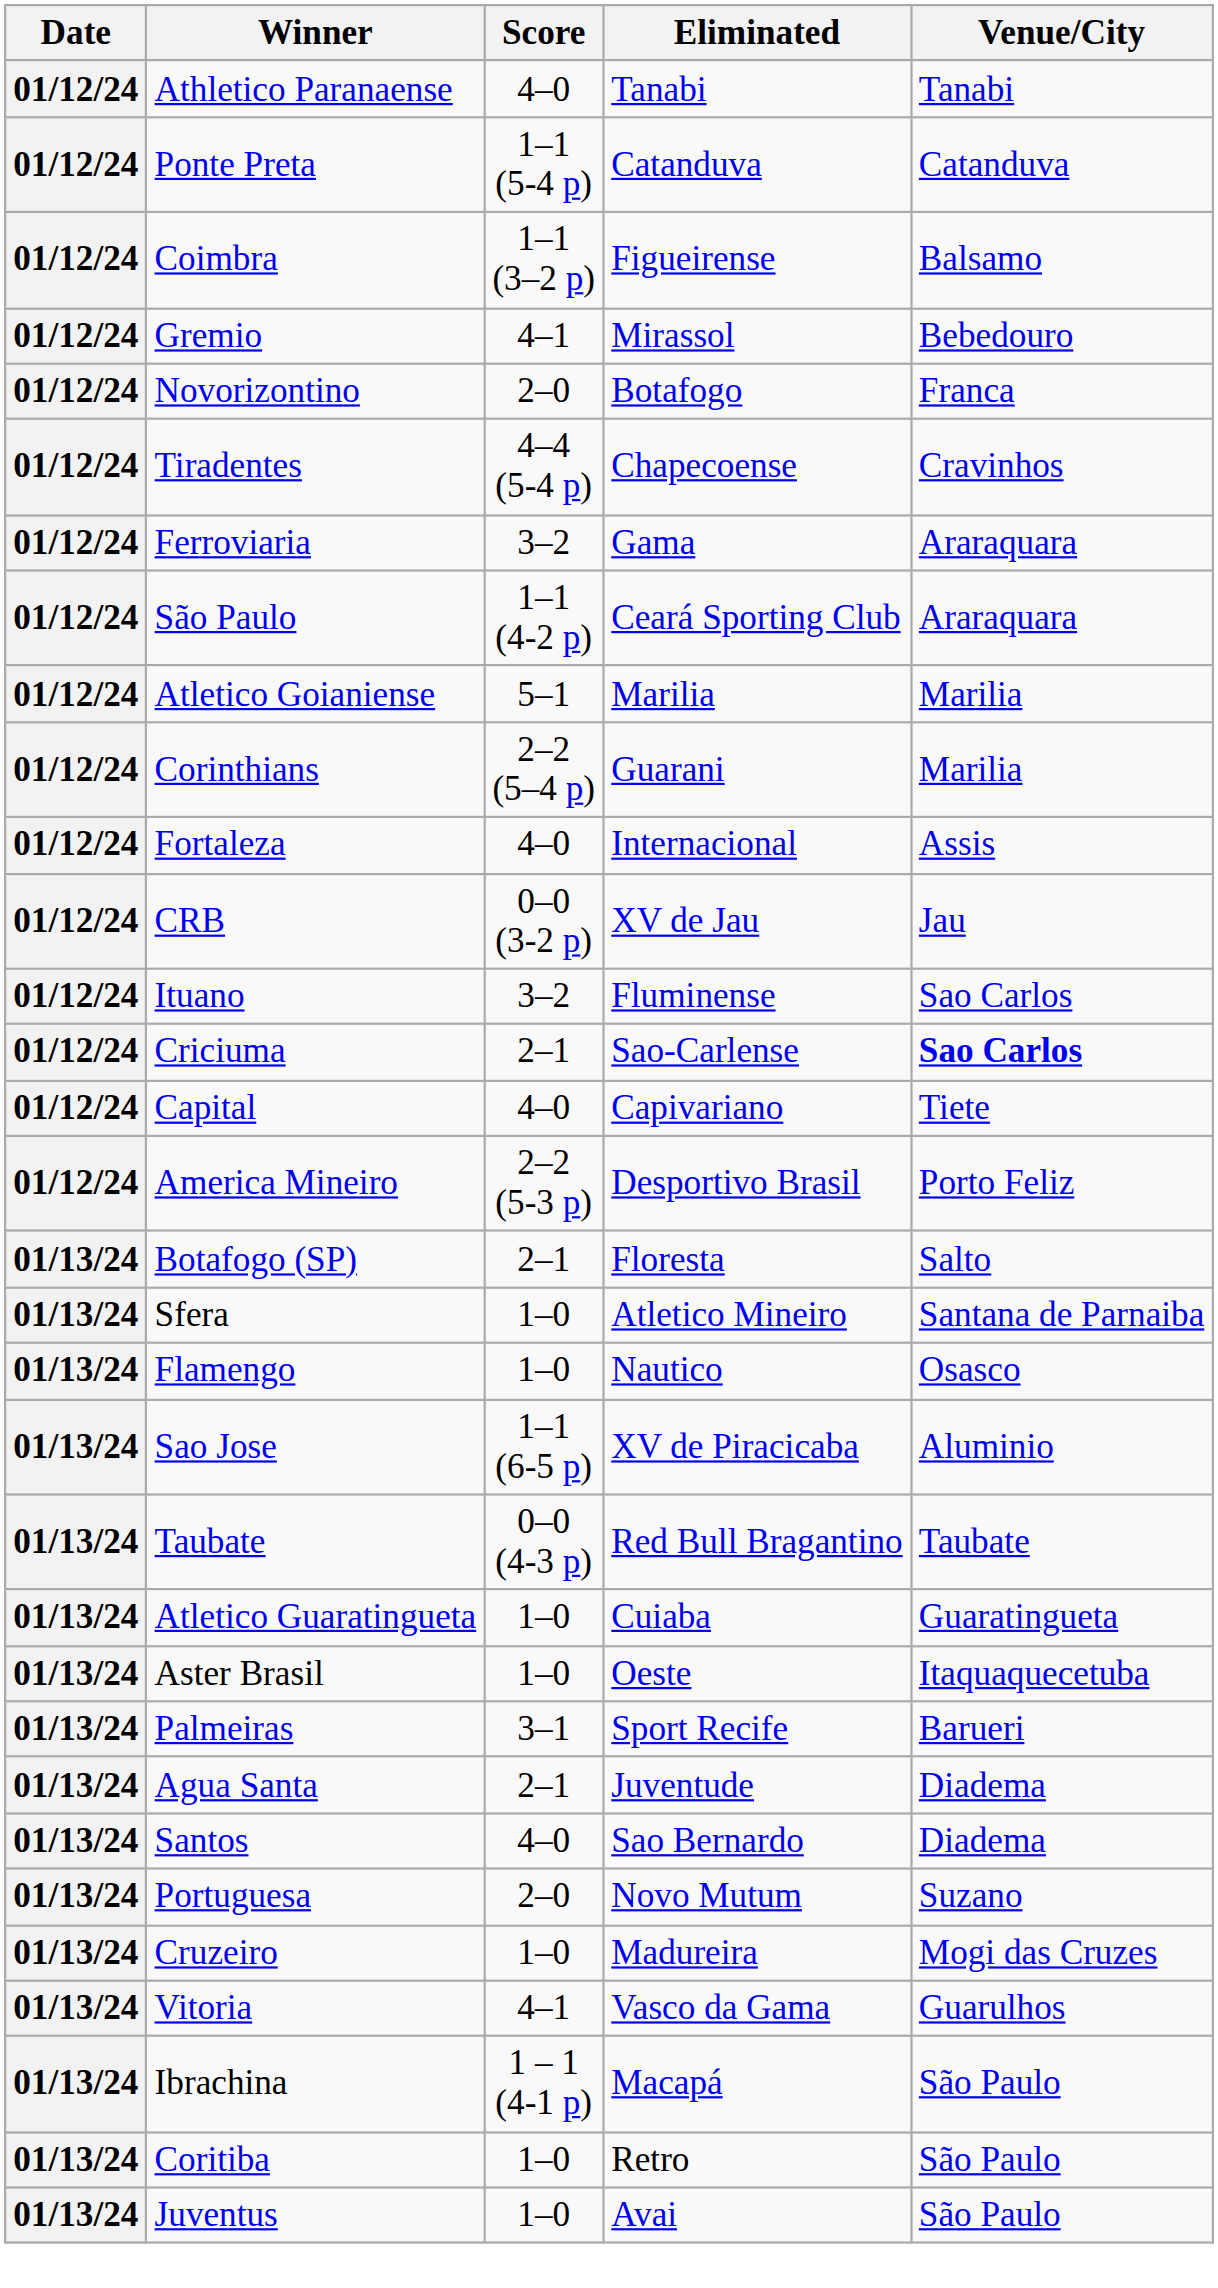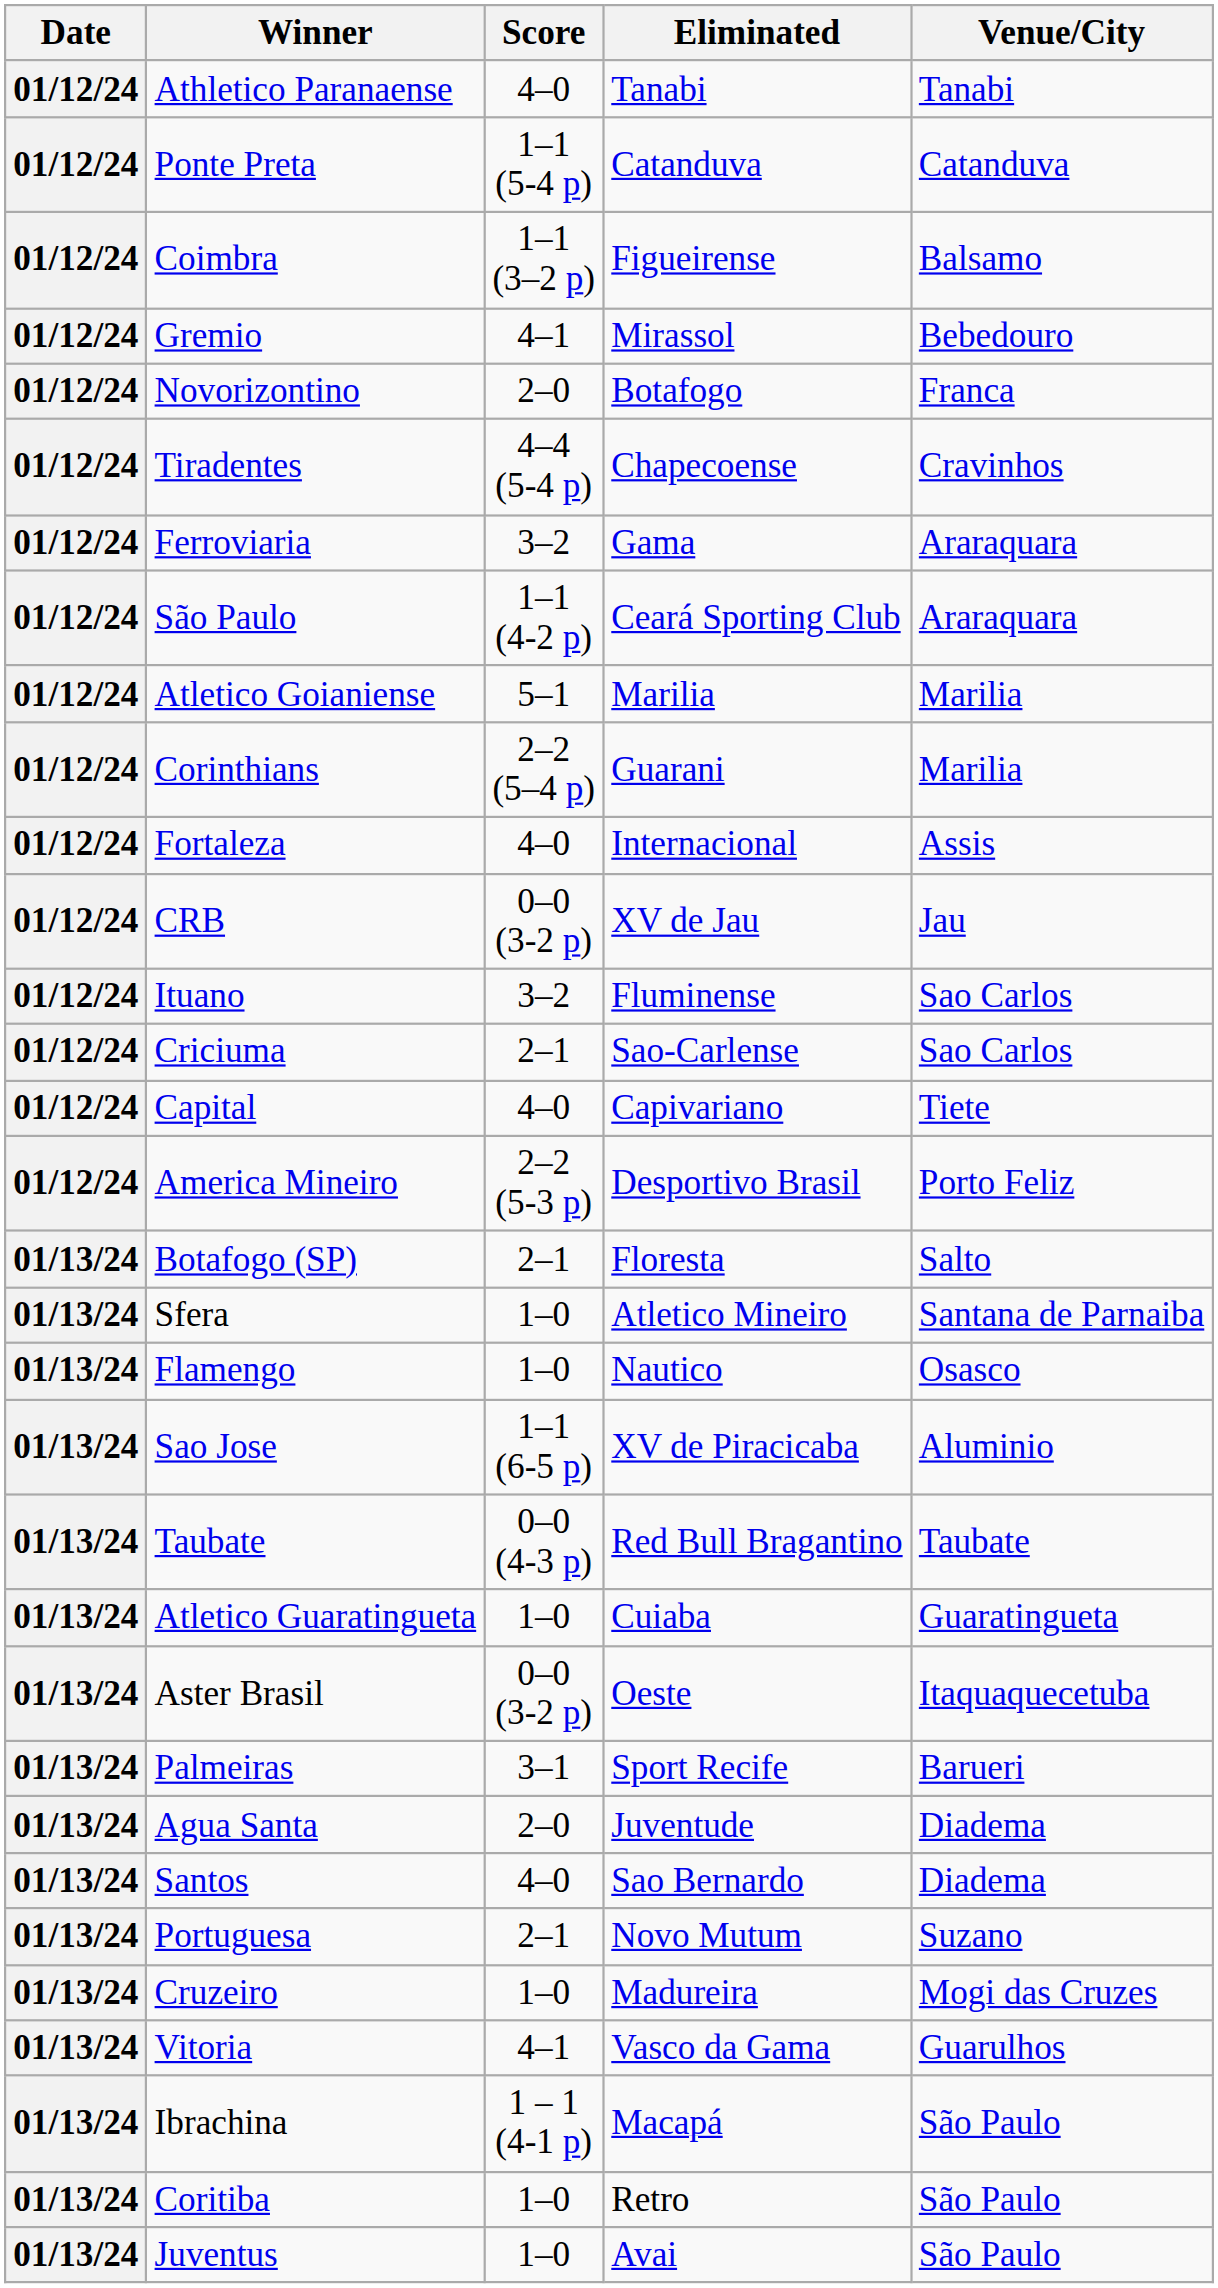(1001, 1051) bold -> (996, 1051) normal
(544, 1672) 1–0 -> (544, 1692) 0–0 (3-2 p)
(544, 1784) 2–1 -> (544, 1824) 2–0
(544, 1896) 2–0 -> (544, 1935) 2–1
